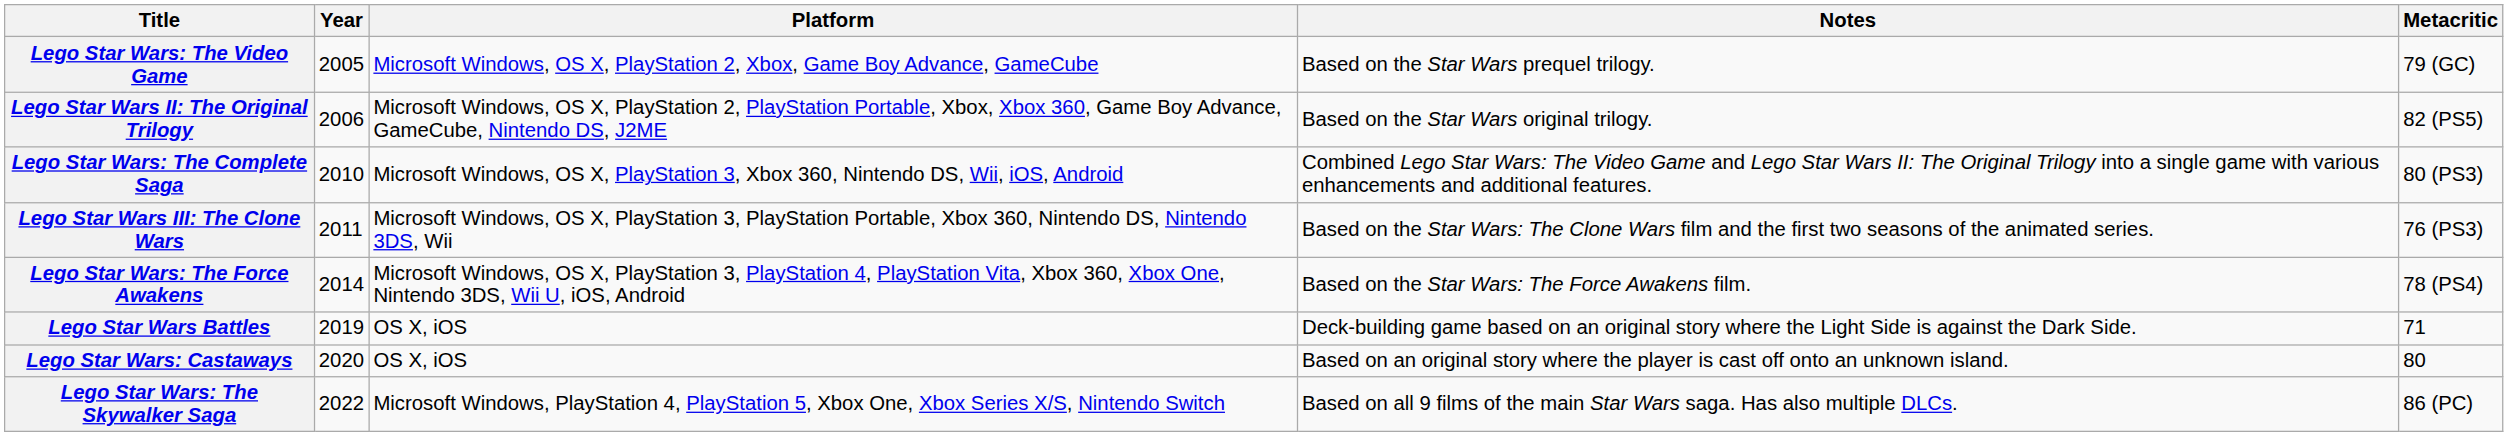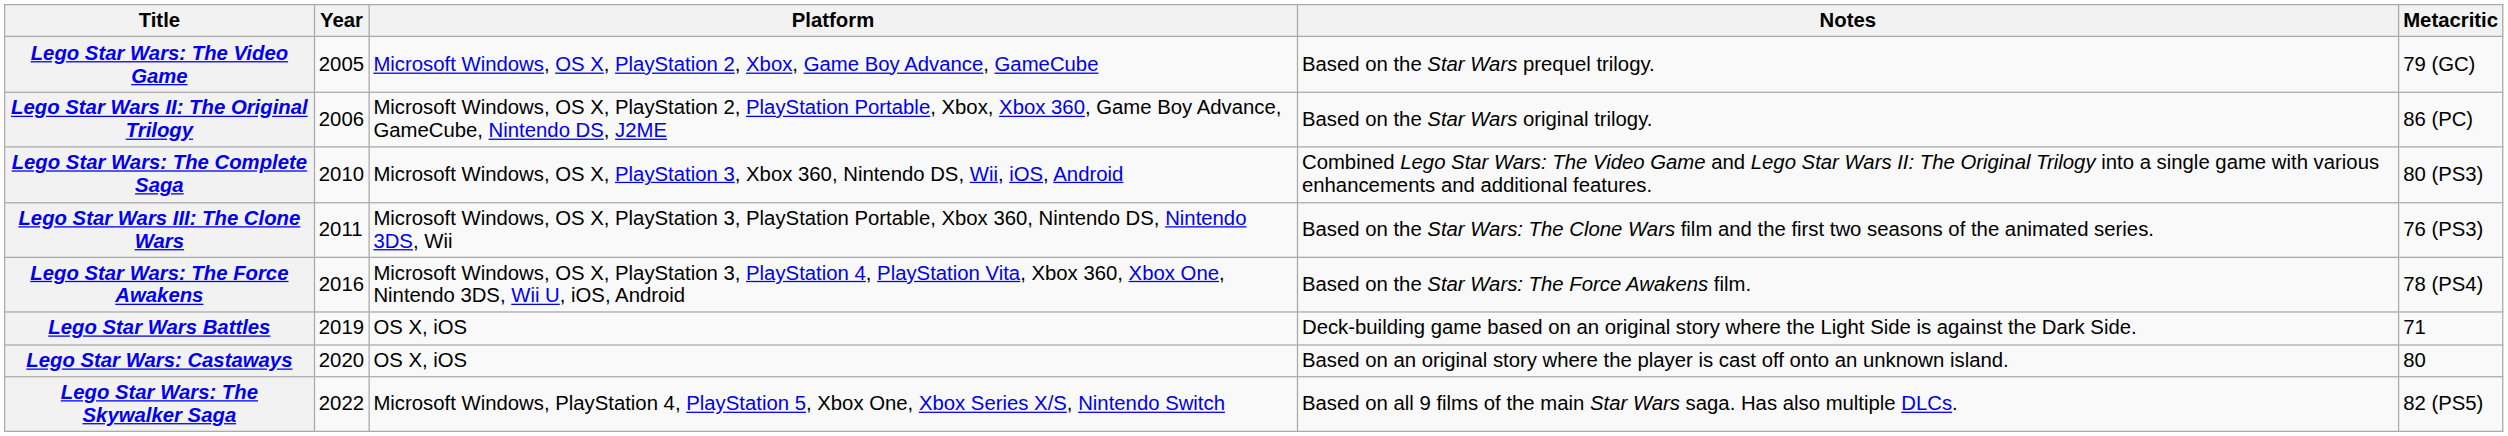(2443, 119) 82 (PS5) -> (2438, 119) 86 (PC)
(341, 284) 2014 -> (341, 284) 2016
(2438, 404) 86 (PC) -> (2443, 404) 82 (PS5)
